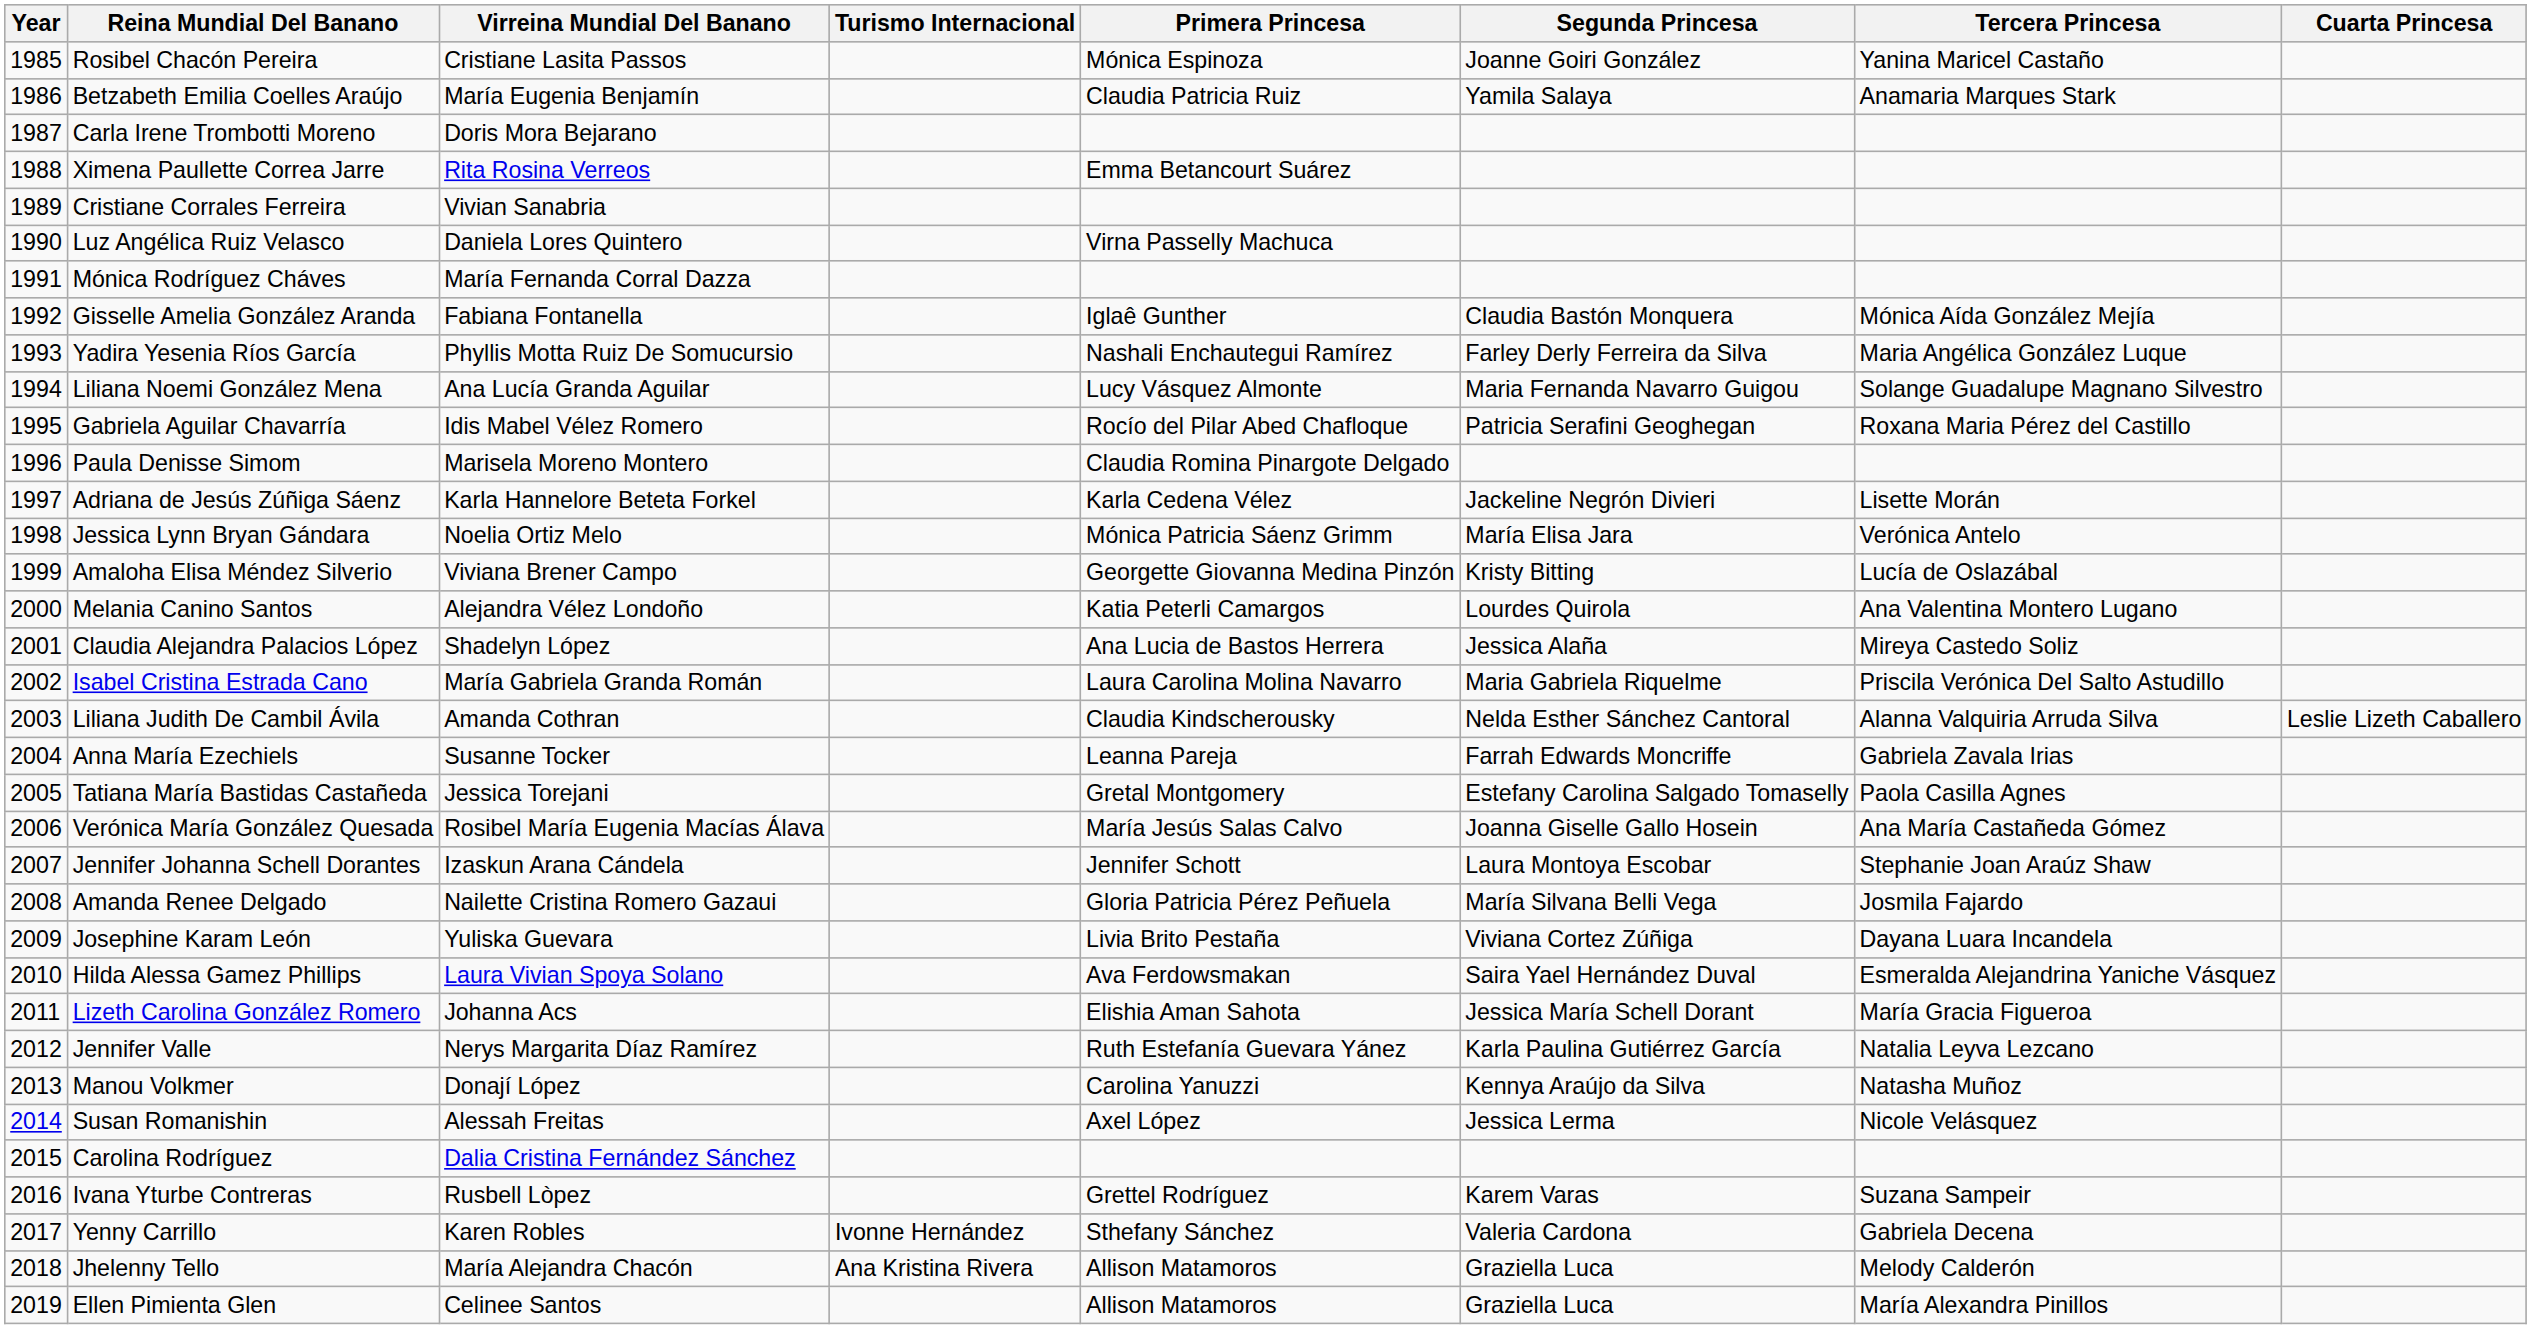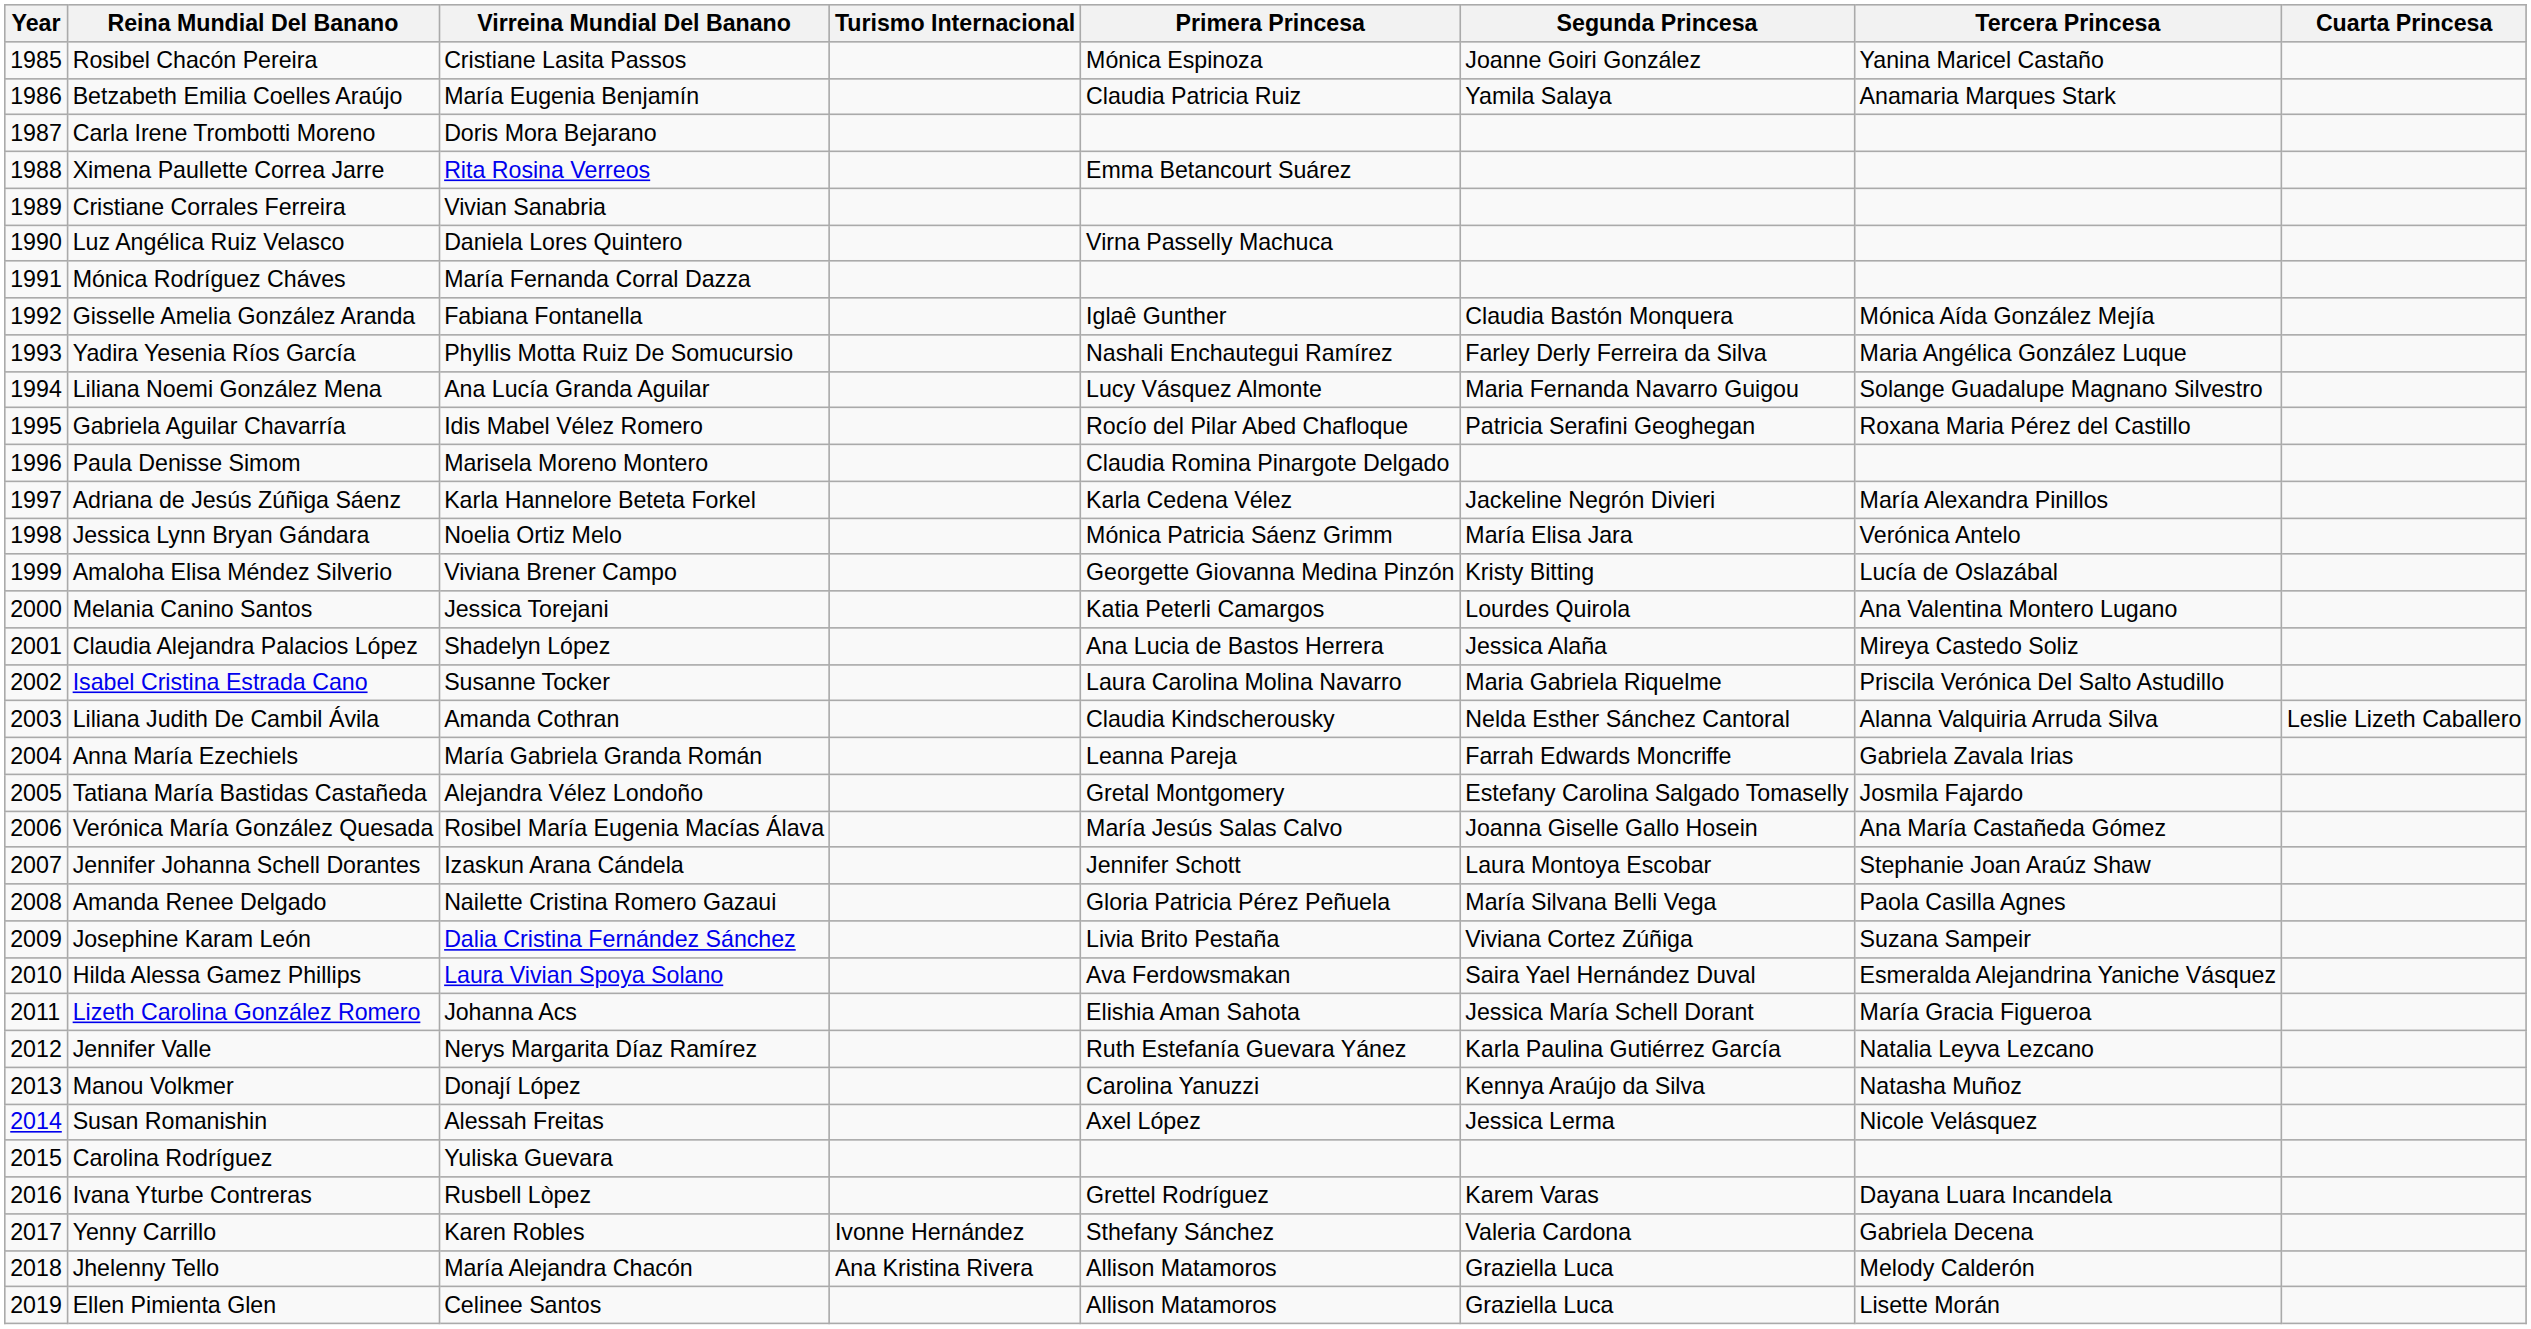(1930, 500) Lisette Morán -> (1984, 500) María Alexandra Pinillos
(574, 610) Alejandra Vélez Londoño -> (526, 610) Jessica Torejani
(603, 683) María Gabriela Granda Román -> (527, 683) Susanne Tocker
(527, 756) Susanne Tocker -> (603, 756) María Gabriela Granda Román
(526, 793) Jessica Torejani -> (574, 793) Alejandra Vélez Londoño
(1963, 793) Paola Casilla Agnes -> (1941, 793) Josmila Fajardo
(1941, 903) Josmila Fajardo -> (1963, 903) Paola Casilla Agnes
(528, 939) Yuliska Guevara -> (620, 939) Dalia Cristina Fernández Sánchez
(1986, 939) Dayana Luara Incandela -> (1945, 939) Suzana Sampeir
(620, 1159) Dalia Cristina Fernández Sánchez -> (528, 1159) Yuliska Guevara
(1945, 1196) Suzana Sampeir -> (1986, 1196) Dayana Luara Incandela
(1984, 1305) María Alexandra Pinillos -> (1930, 1305) Lisette Morán
